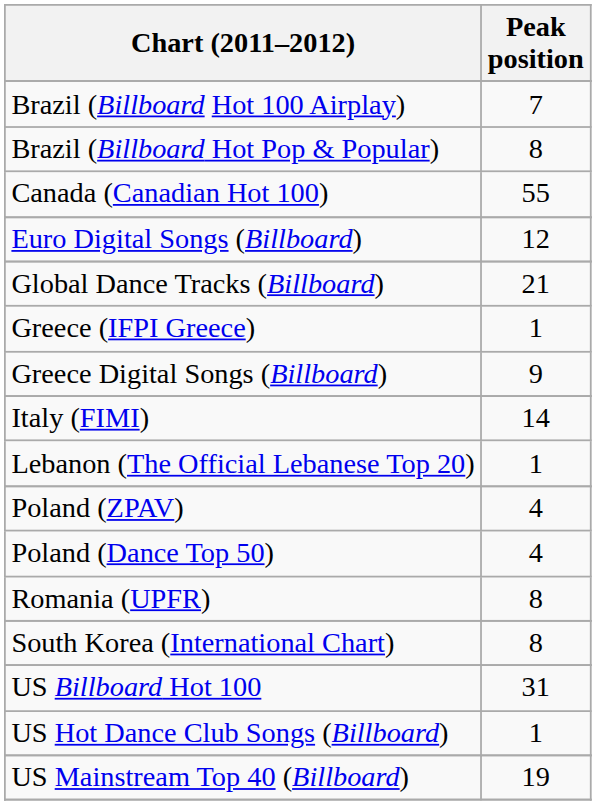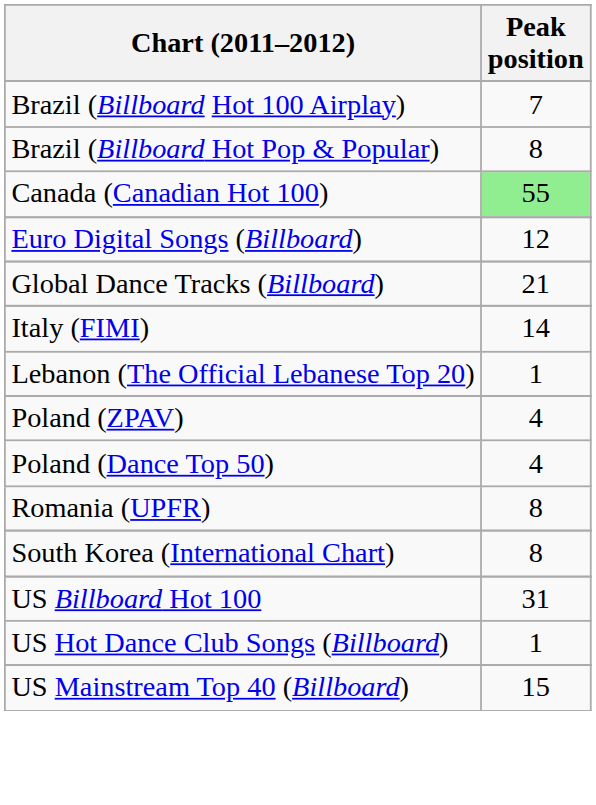(536, 193) no background -> (536, 193) lightgreen background
- row: (133, 328)
- row: (199, 373)
(536, 777) 19 -> (536, 687) 15
